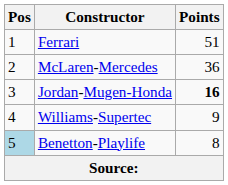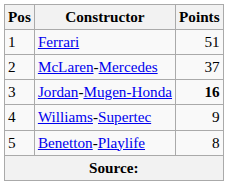(212, 67) 36 -> (212, 67) 37
(12, 142) lightblue background -> (12, 142) no background
